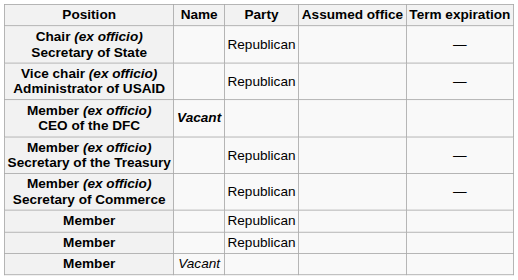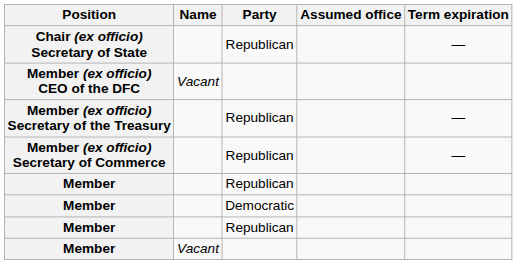- row: (89, 81)
(199, 118) bold -> (198, 81) normal
+ row: (89, 205)
